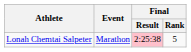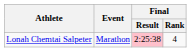(175, 40) 5 -> (175, 40) 4
